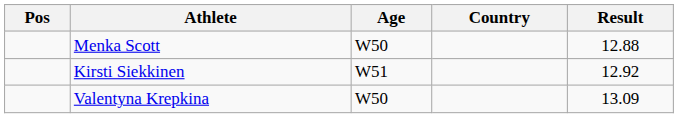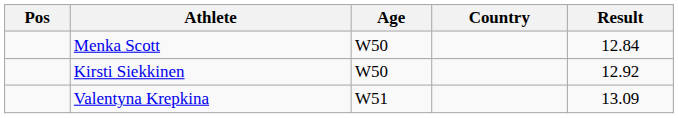(620, 44) 12.88 -> (620, 44) 12.84
(372, 71) W51 -> (372, 71) W50
(372, 98) W50 -> (372, 98) W51
